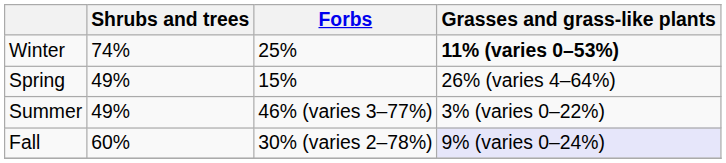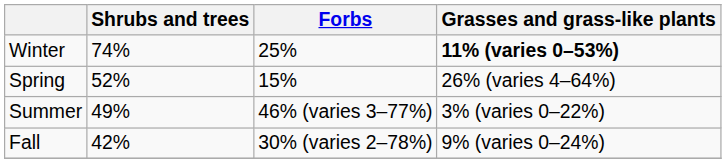(111, 81) 49% -> (111, 81) 52%
(111, 142) 60% -> (111, 142) 42%
(523, 142) lavender background -> (523, 142) no background
